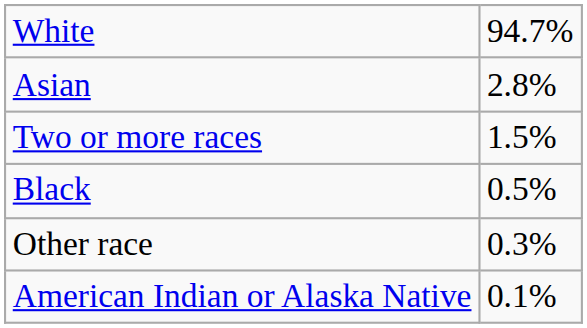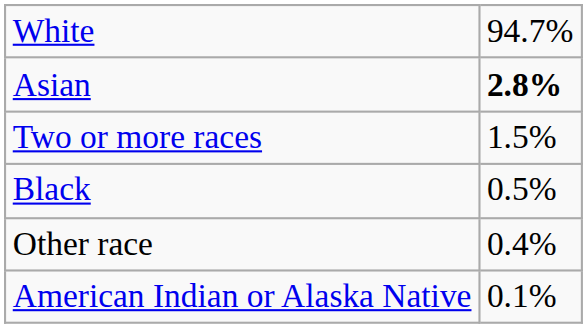(522, 84) normal -> (525, 84) bold
(522, 243) 0.3% -> (522, 243) 0.4%
